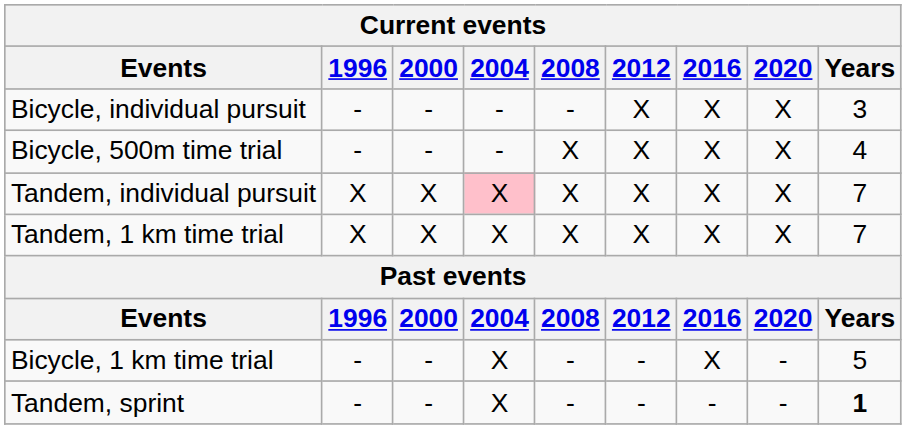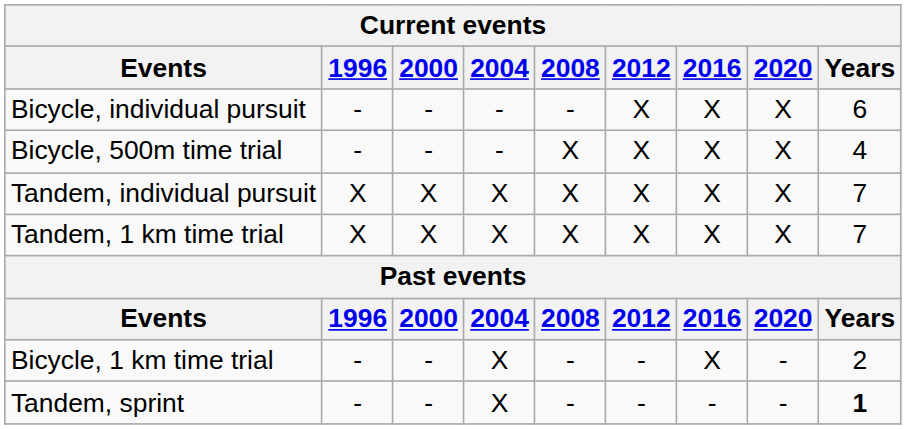(860, 109) 3 -> (860, 109) 6
(499, 192) pink background -> (499, 192) no background
(860, 360) 5 -> (860, 360) 2
